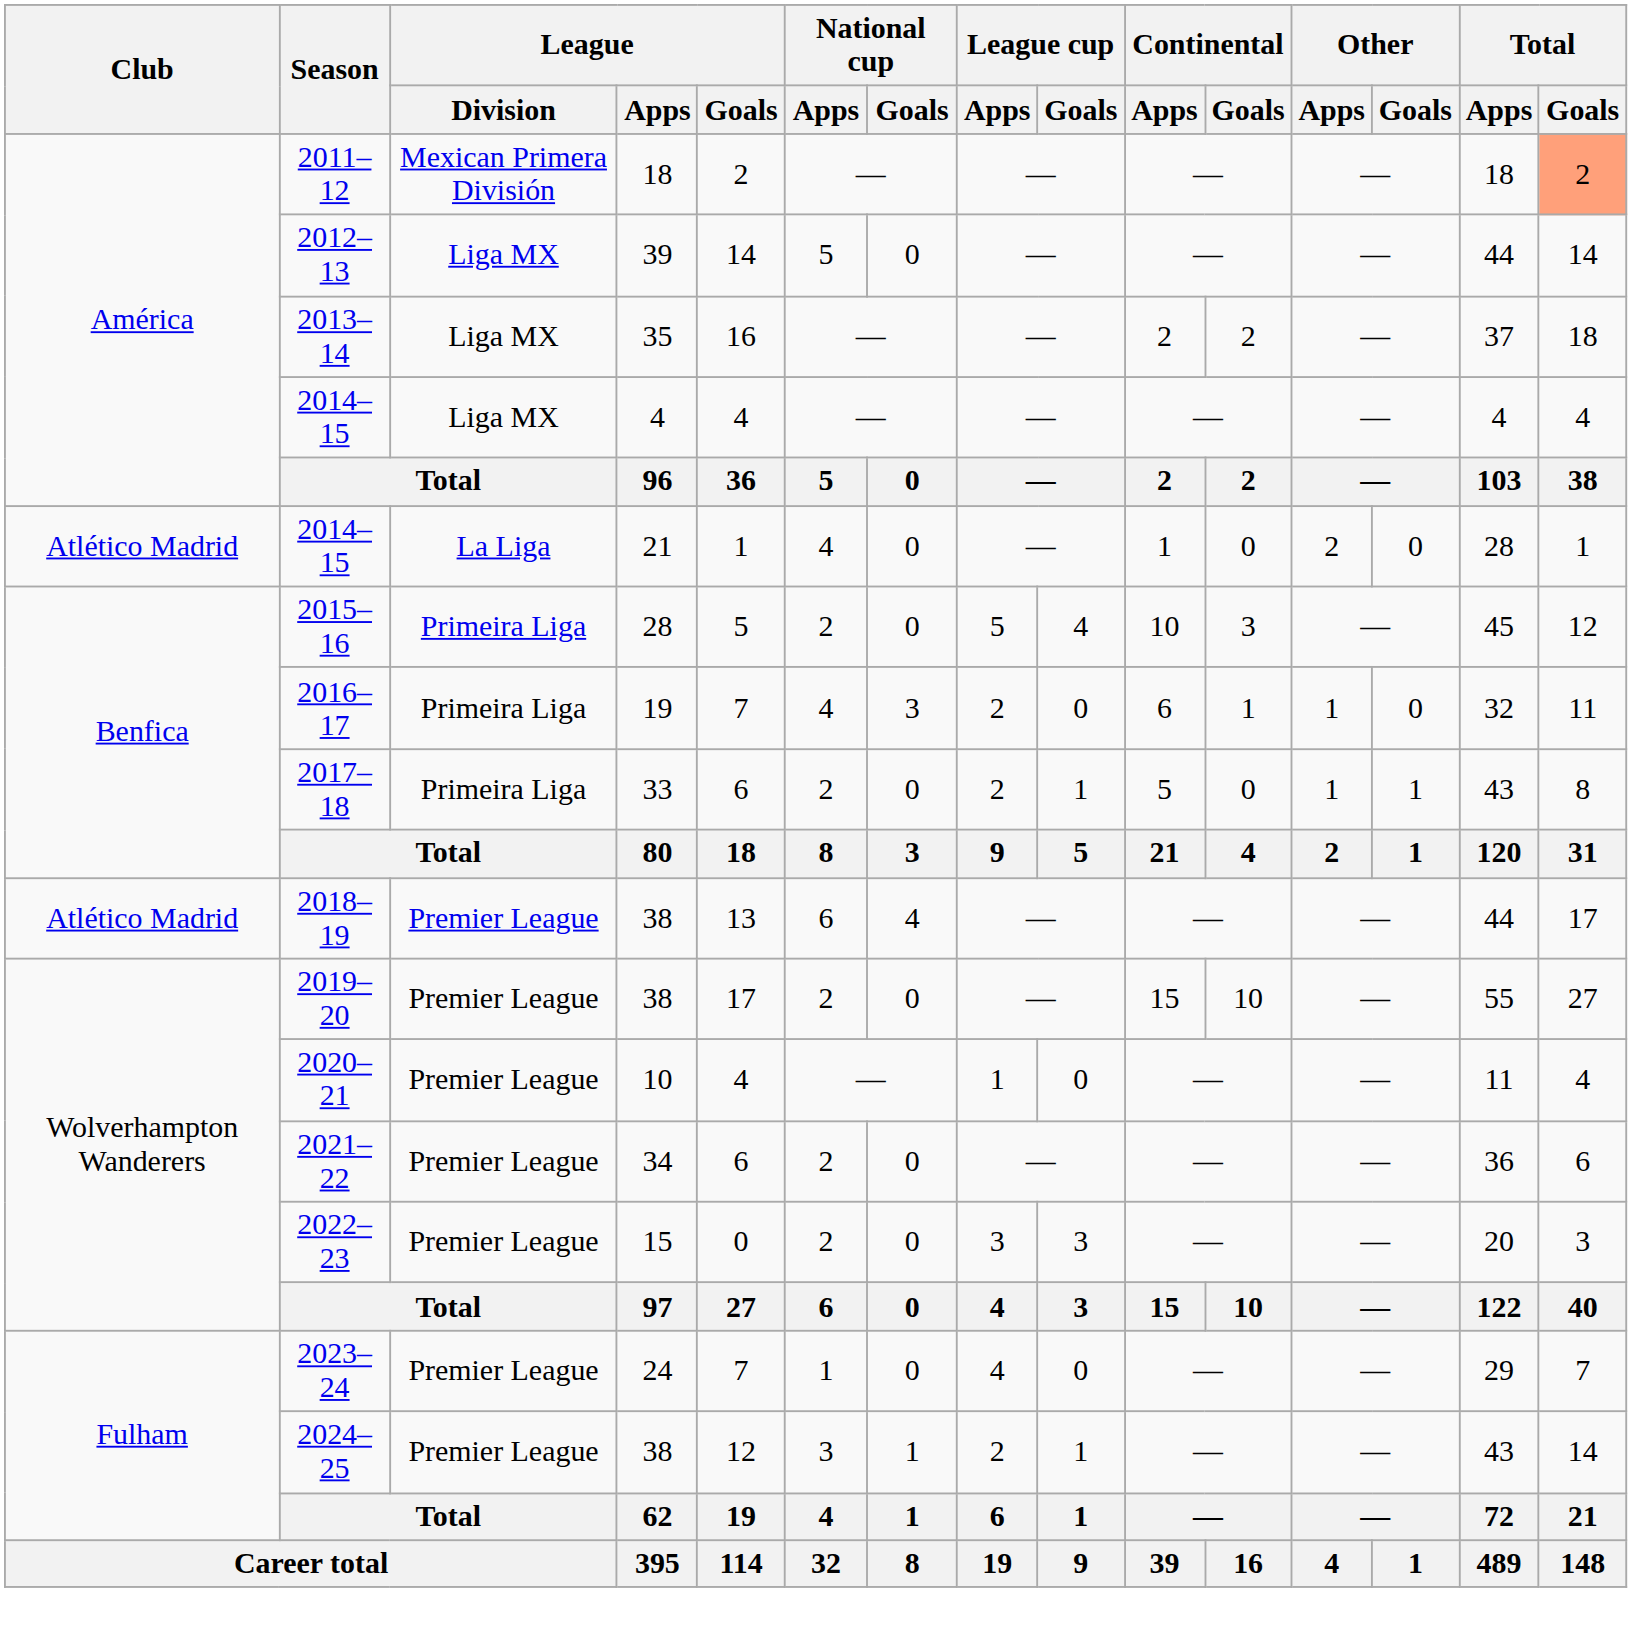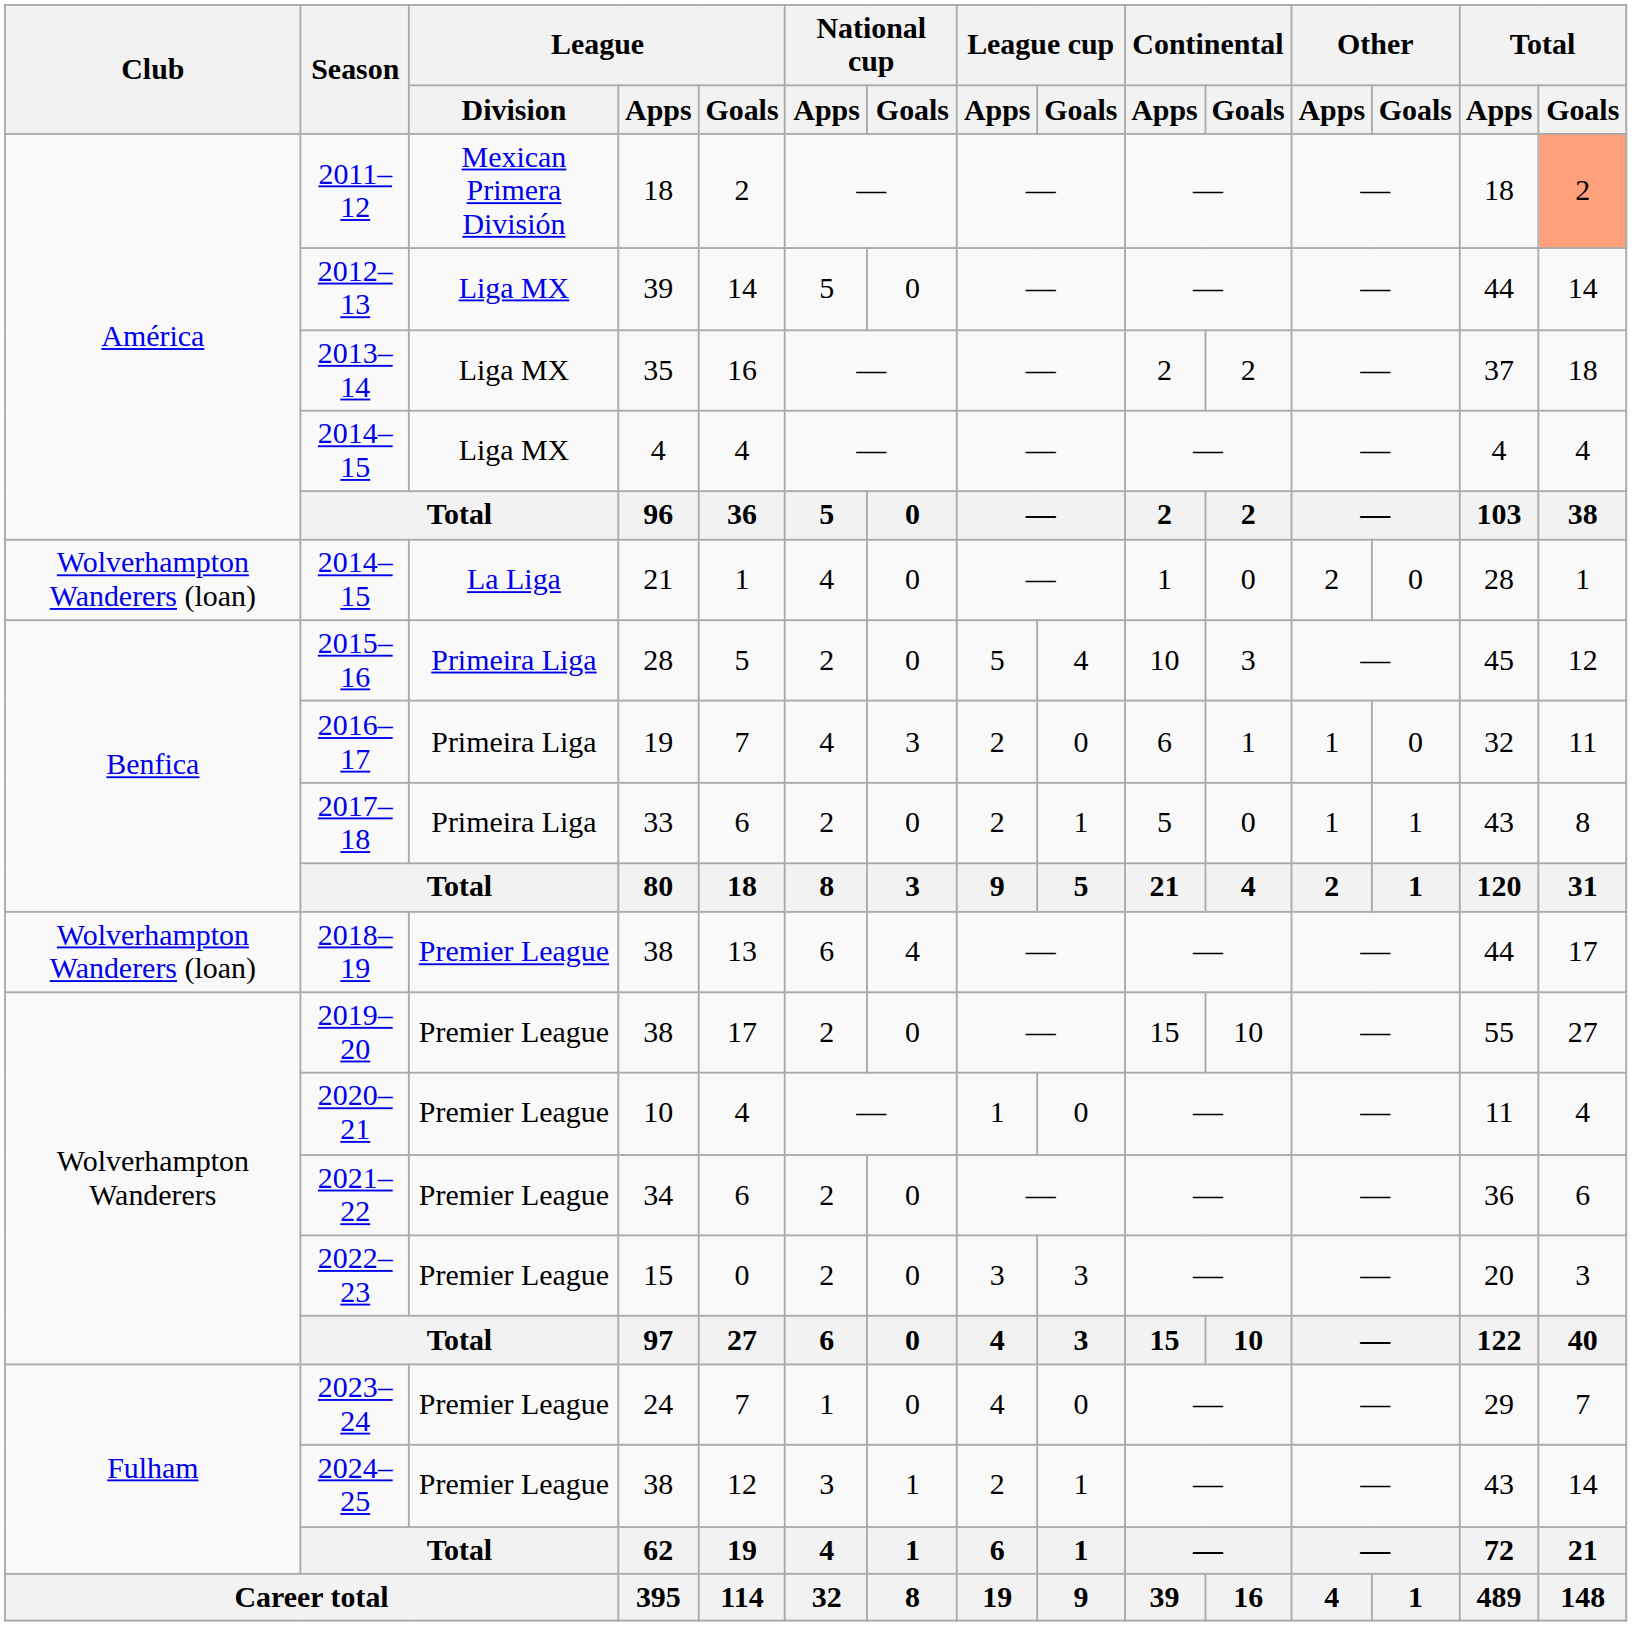(142, 545) Atlético Madrid -> (153, 579) Wolverhampton Wanderers (loan)
(142, 917) Atlético Madrid -> (153, 951) Wolverhampton Wanderers (loan)
